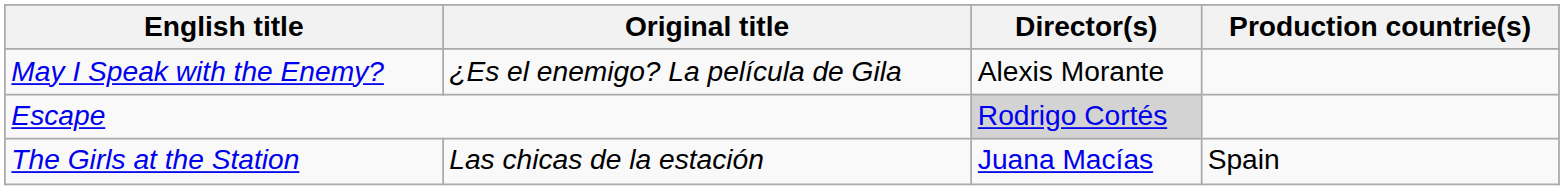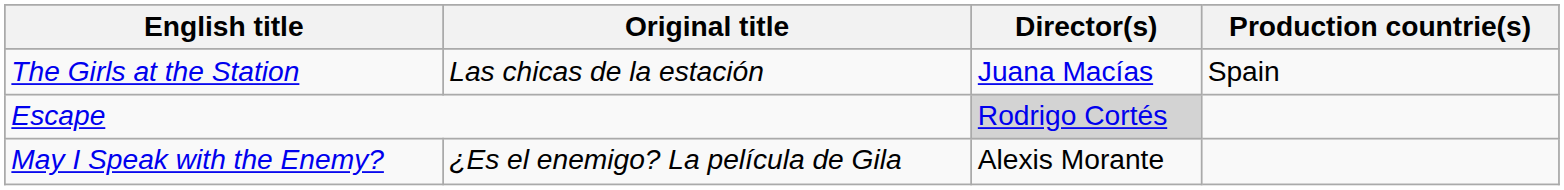rows swapped: (198, 71) <-> (155, 160)
